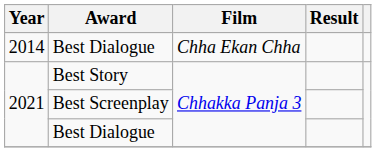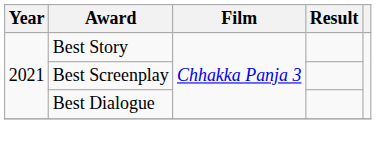- row: (27, 47)
